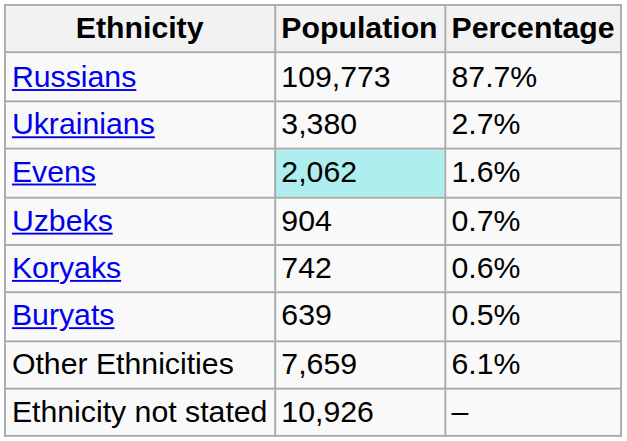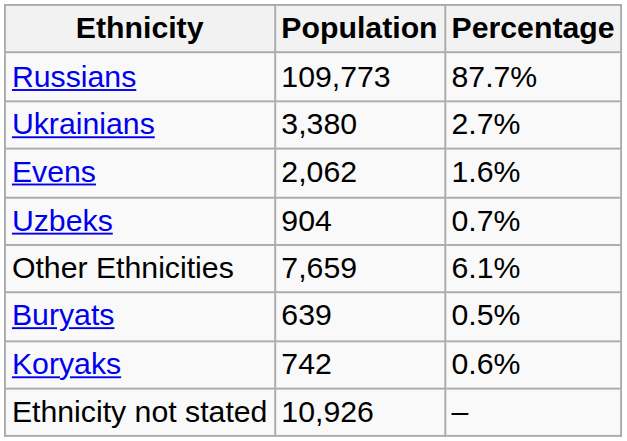(319, 172) paleturquoise background -> (319, 172) no background
rows swapped: (67, 268) <-> (123, 364)
